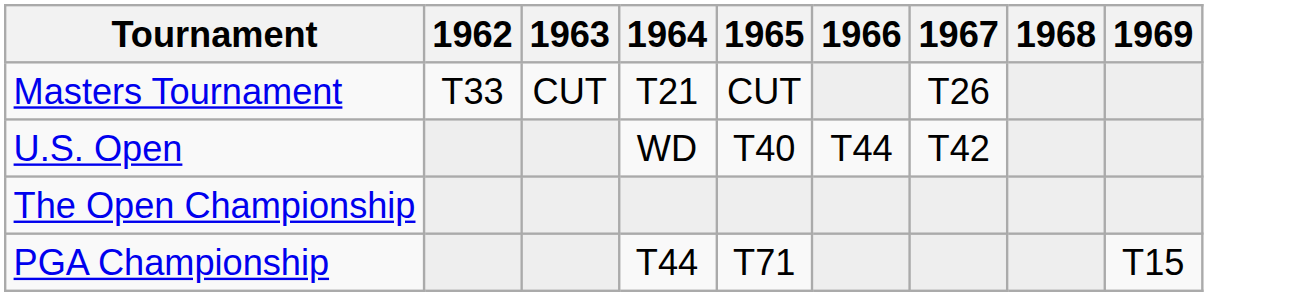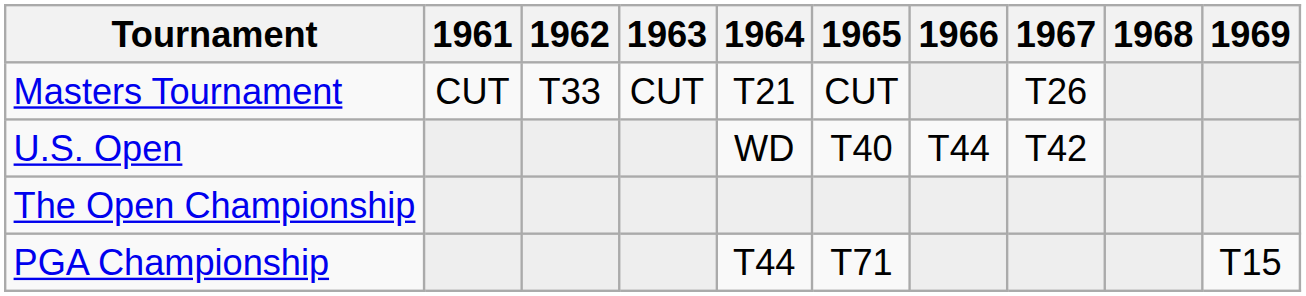+ column: (473, 34)
